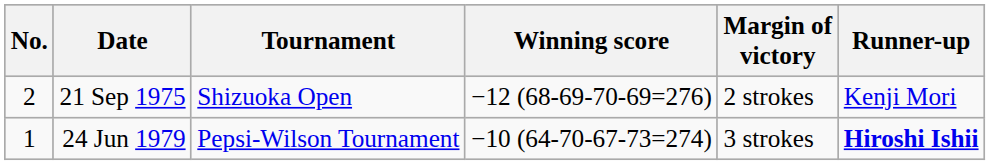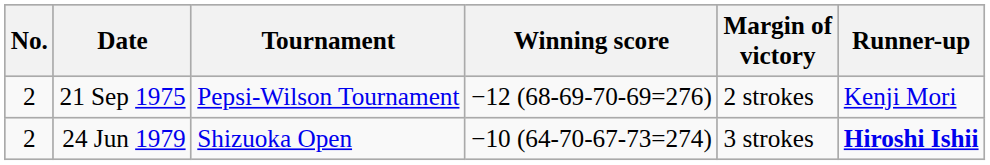(275, 96) Shizuoka Open -> (328, 96) Pepsi-Wilson Tournament
(29, 138) 1 -> (29, 138) 2
(328, 138) Pepsi-Wilson Tournament -> (275, 138) Shizuoka Open
